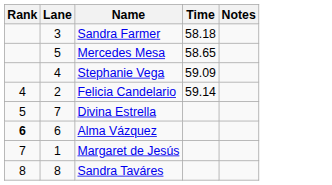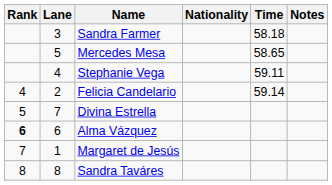+ column: (217, 14)
(201, 73) 59.09 -> (269, 73) 59.11
